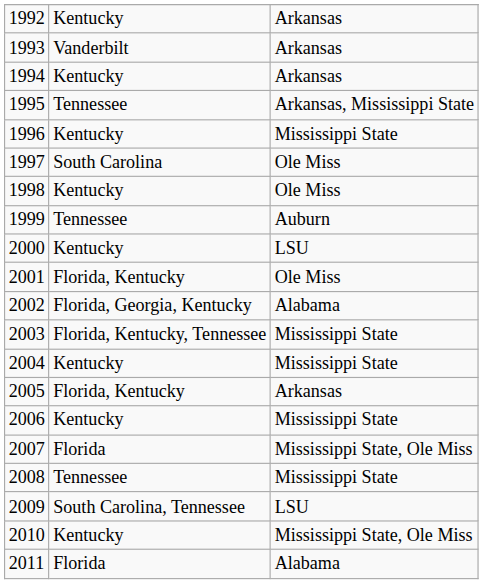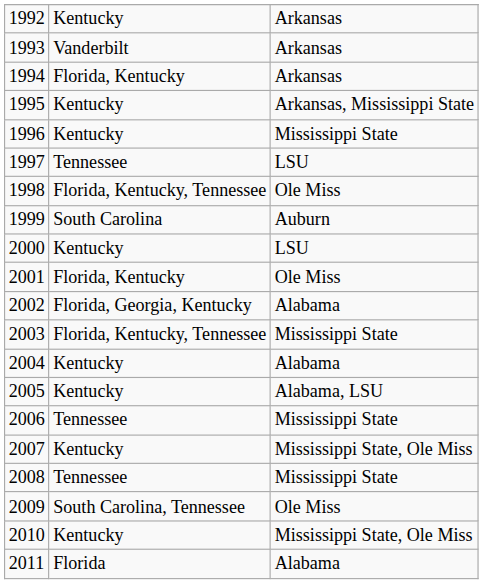(88, 76) Kentucky -> (119, 76) Florida, Kentucky
(90, 104) Tennessee -> (88, 104) Kentucky
(108, 162) South Carolina -> (90, 162) Tennessee
(308, 162) Ole Miss -> (292, 162) LSU
(88, 190) Kentucky -> (160, 190) Florida, Kentucky, Tennessee
(90, 219) Tennessee -> (108, 219) South Carolina
(336, 362) Mississippi State -> (307, 362) Alabama
(119, 391) Florida, Kentucky -> (88, 391) Kentucky
(308, 391) Arkansas -> (329, 391) Alabama, LSU
(88, 420) Kentucky -> (90, 420) Tennessee
(79, 448) Florida -> (88, 448) Kentucky
(292, 506) LSU -> (308, 506) Ole Miss
